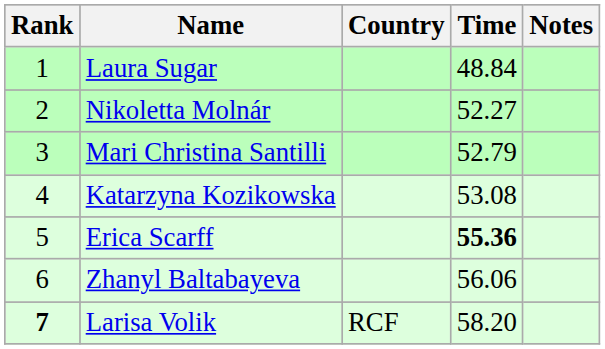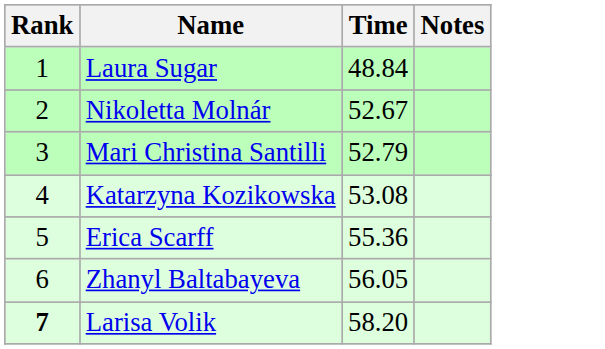- column: (396, 25)
(487, 110) 52.27 -> (378, 110) 52.67
(487, 237) bold -> (378, 237) normal
(487, 279) 56.06 -> (378, 279) 56.05
